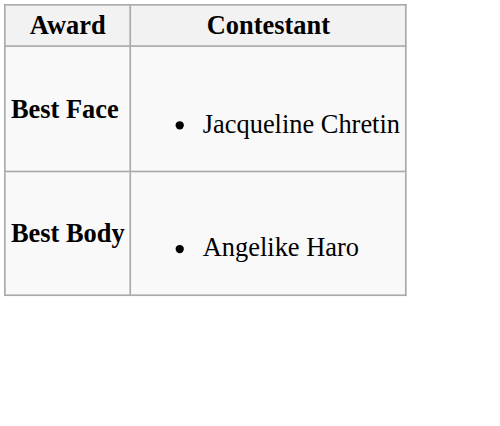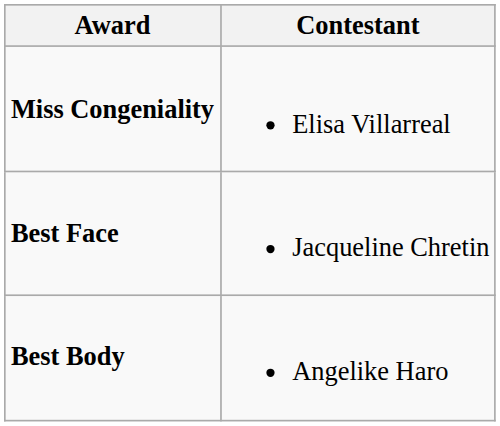+ row: (112, 108)
